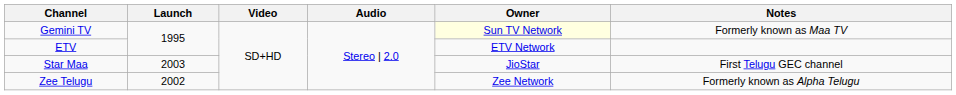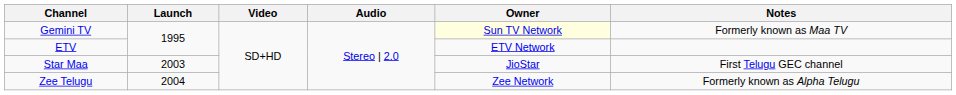(173, 82) 2002 -> (173, 82) 2004
